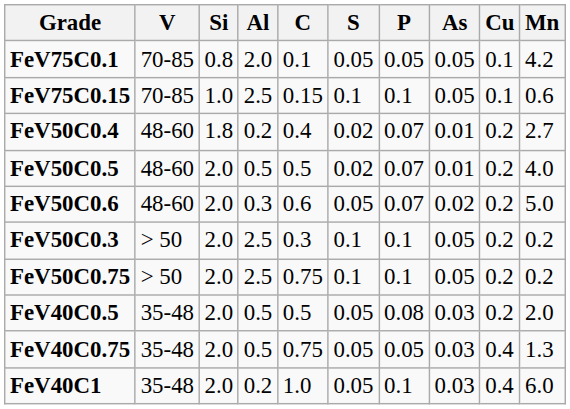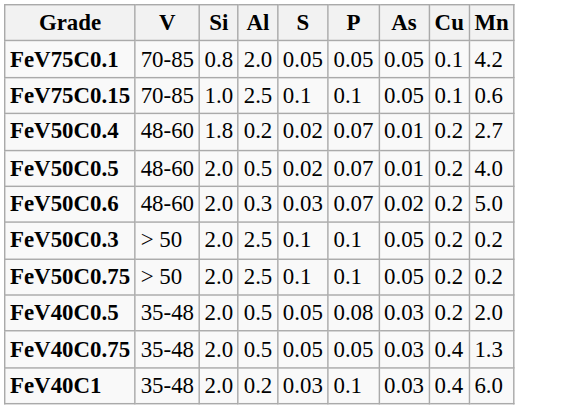- column: (303, 22)
(353, 204) 0.05 -> (303, 204) 0.03
(353, 385) 0.05 -> (303, 385) 0.03
